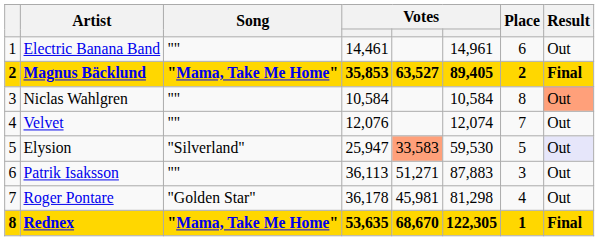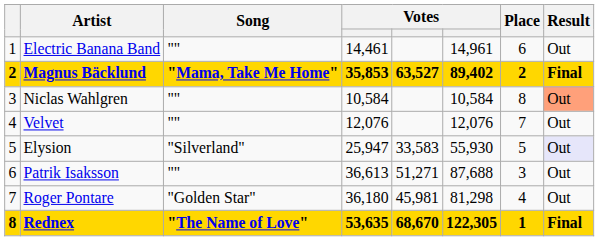(472, 73) 89,405 -> (472, 73) 89,402
(472, 123) 12,074 -> (472, 123) 12,076
(417, 148) lightsalmon background -> (417, 148) no background
(472, 148) 59,530 -> (472, 148) 55,930
(367, 173) 36,113 -> (367, 173) 36,613
(472, 173) 87,883 -> (472, 173) 87,688
(367, 198) 36,178 -> (367, 198) 36,180
(253, 223) "Mama, Take Me Home" -> (238, 223) "The Name of Love"
